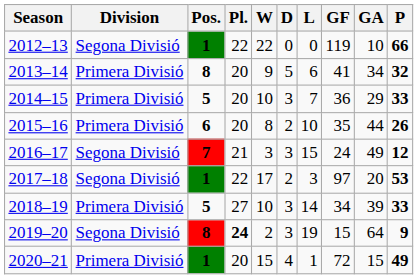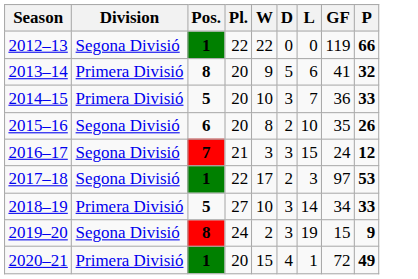- column: (371, 17)
(130, 125) Primera Divisió -> (128, 125) Segona Divisió
(240, 233) bold -> (240, 233) normal
